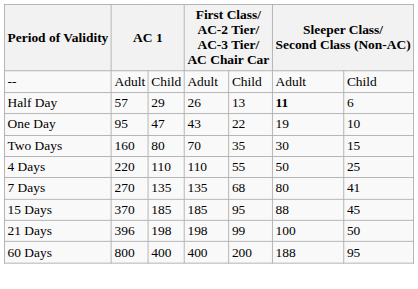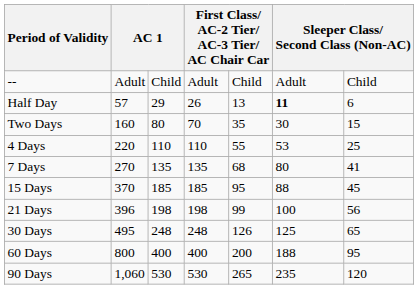- row: (32, 124)
(282, 167) 50 -> (282, 145) 53
(354, 231) 50 -> (354, 209) 56
+ row: (30, 231)
+ row: (30, 273)
